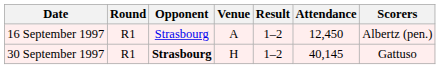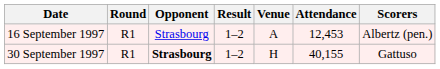columns swapped: (234, 14) <-> (273, 14)
(326, 34) 12,450 -> (326, 34) 12,453
(326, 53) 40,145 -> (326, 53) 40,155
